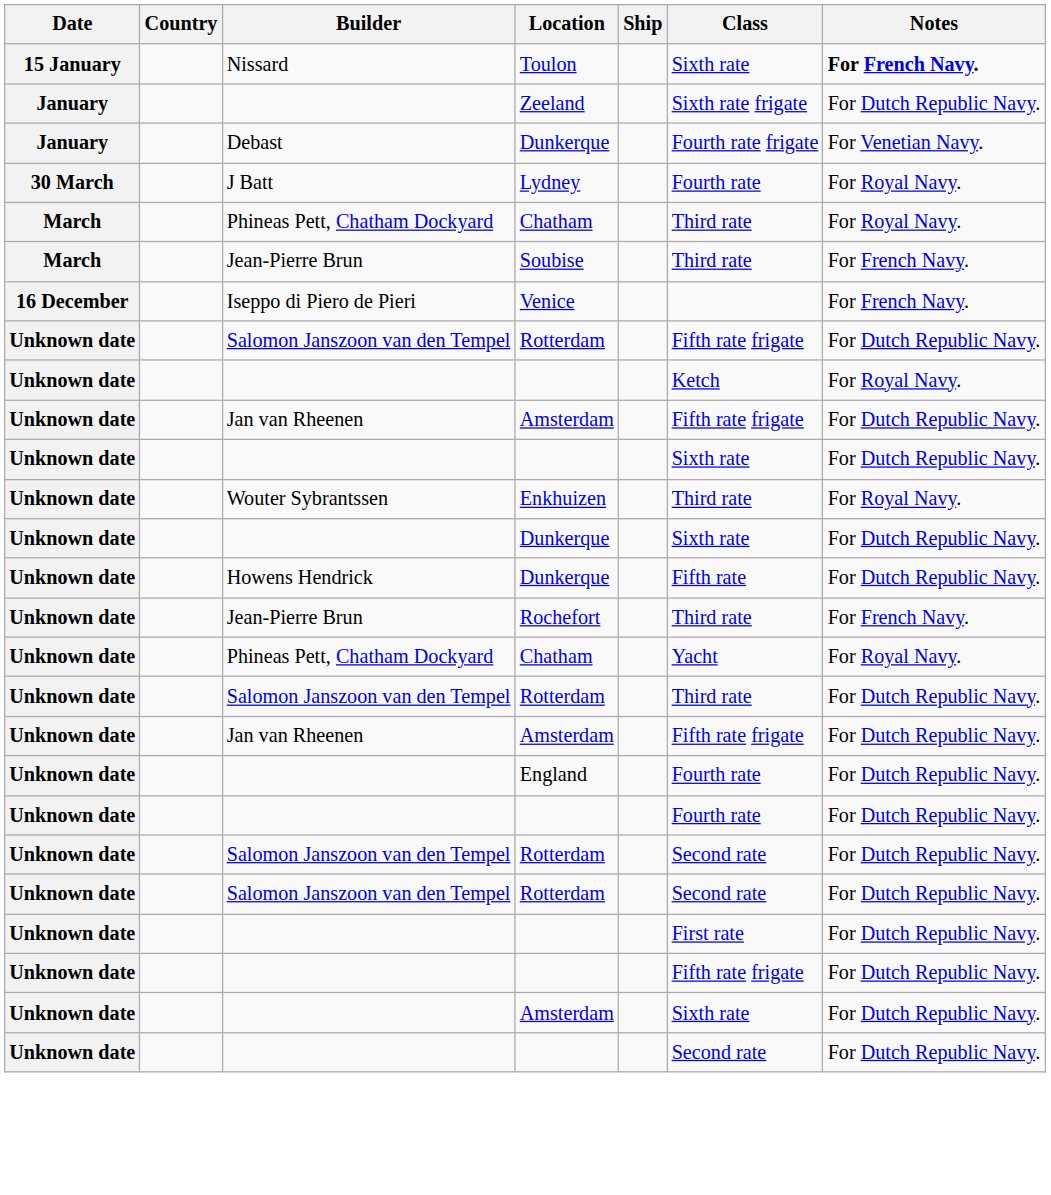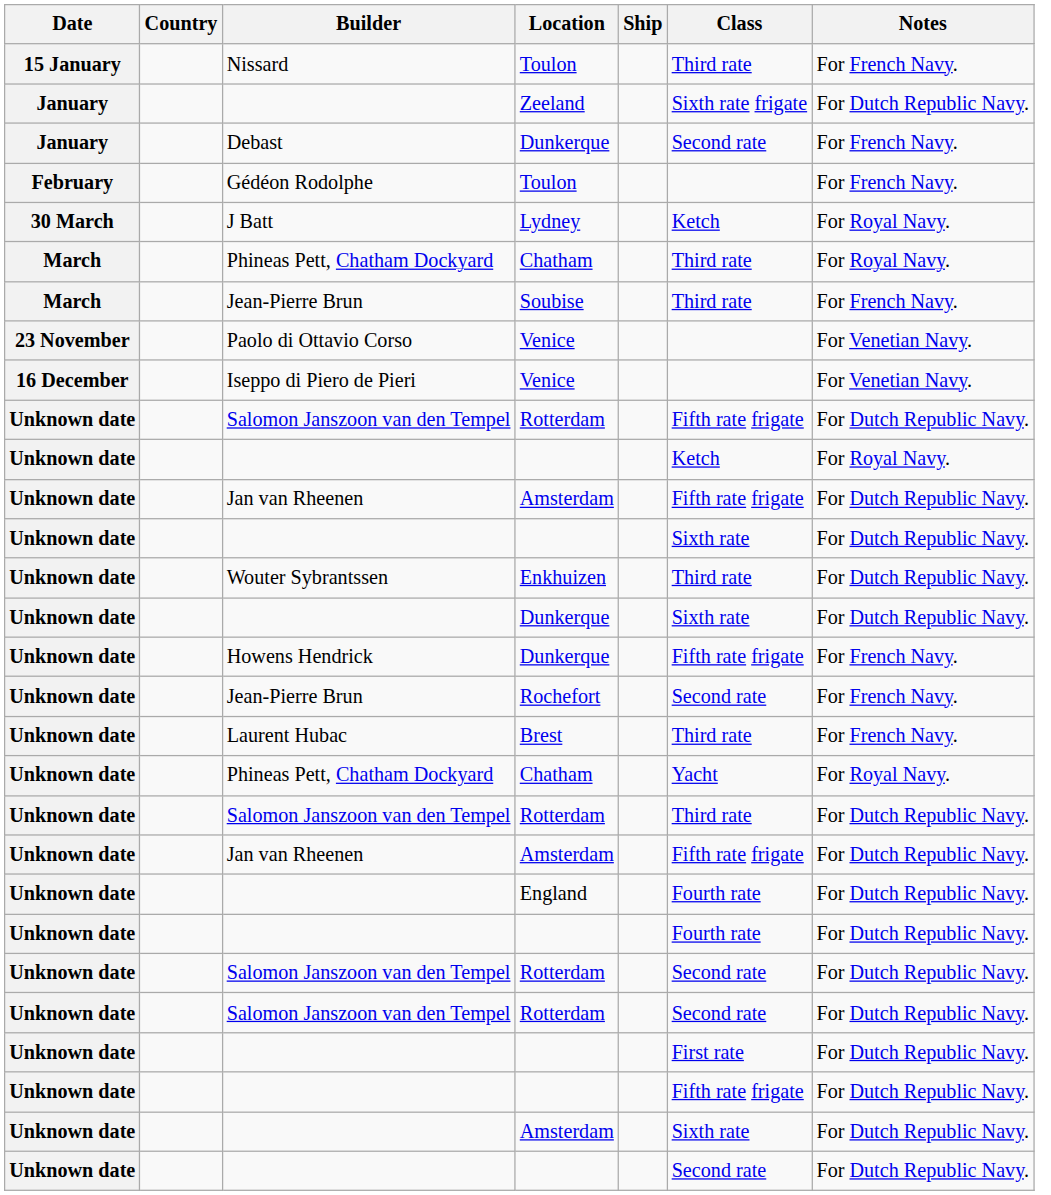(711, 63) Sixth rate -> (712, 63) Third rate
(903, 63) bold -> (887, 63) normal
(745, 142) Fourth rate frigate -> (719, 142) Second rate
(905, 142) For Venetian Navy. -> (887, 142) For French Navy.
+ row: (300, 182)
(716, 182) Fourth rate -> (696, 221) Ketch
+ row: (319, 340)
(898, 300) For French Navy. -> (894, 380) For Venetian Navy.
(894, 498) For Royal Navy. -> (923, 577) For Dutch Republic Navy.
(709, 577) Fifth rate -> (738, 656) Fifth rate frigate
(934, 577) For Dutch Republic Navy. -> (887, 656) For French Navy.
(712, 617) Third rate -> (719, 696) Second rate
+ row: (287, 735)
